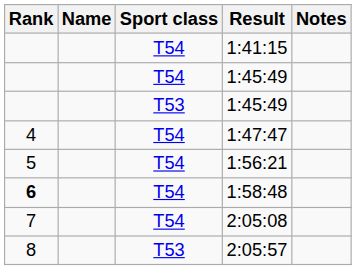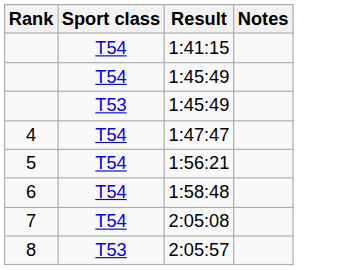- column: (87, 18)
(31, 192) bold -> (31, 192) normal
